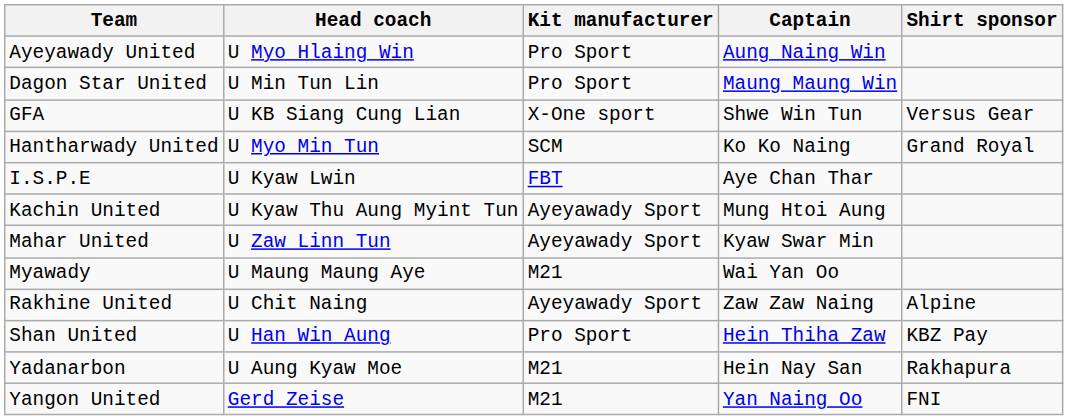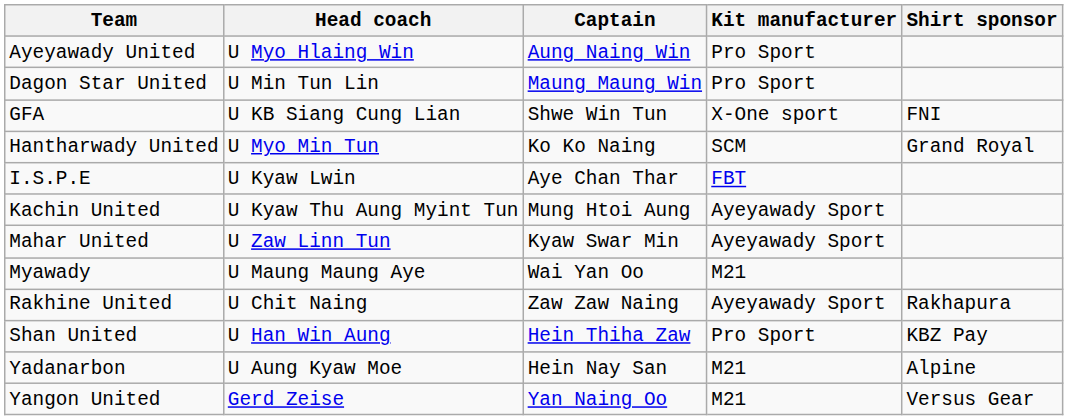columns swapped: (810, 21) <-> (621, 21)
(970, 115) Versus Gear -> (924, 115) FNI
(941, 305) Alpine -> (959, 305) Rakhapura
(959, 368) Rakhapura -> (941, 368) Alpine
(924, 399) FNI -> (970, 399) Versus Gear
